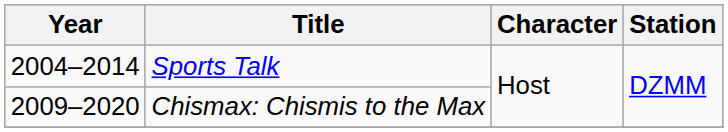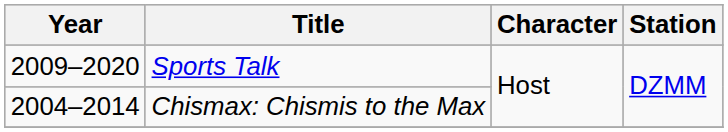(75, 65) 2004–2014 -> (75, 65) 2009–2020
(75, 106) 2009–2020 -> (75, 106) 2004–2014
